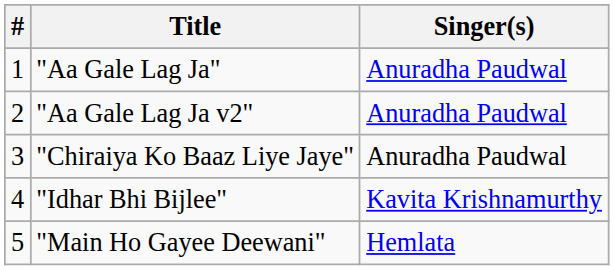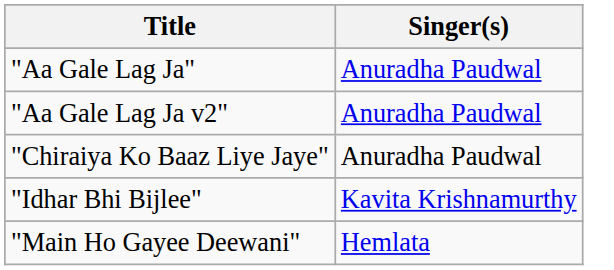- column: (18, 26)
